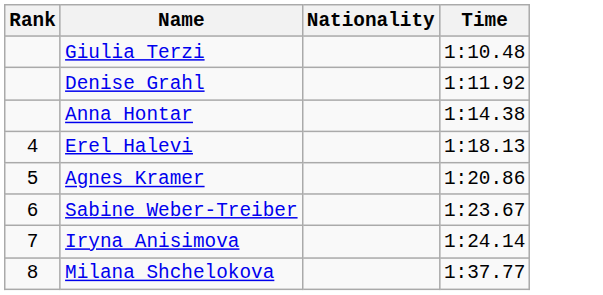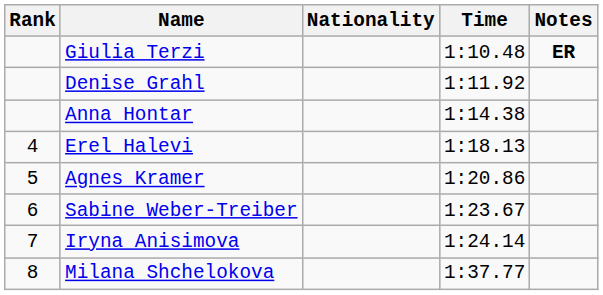+ column: (564, 21)
